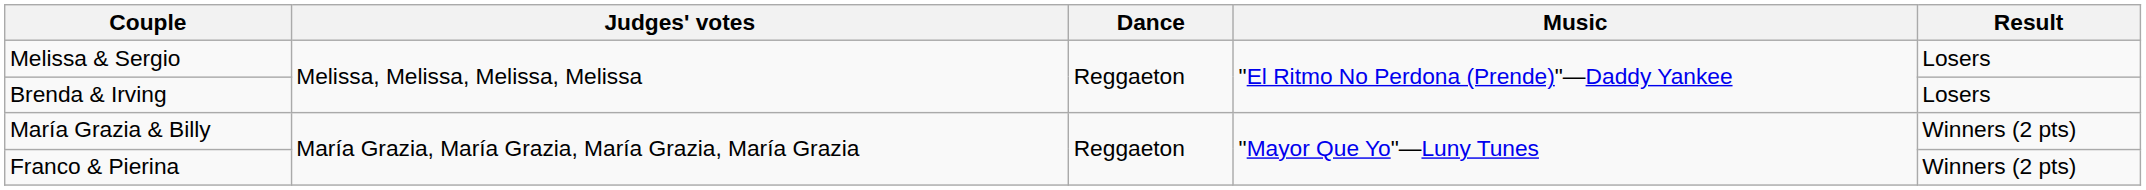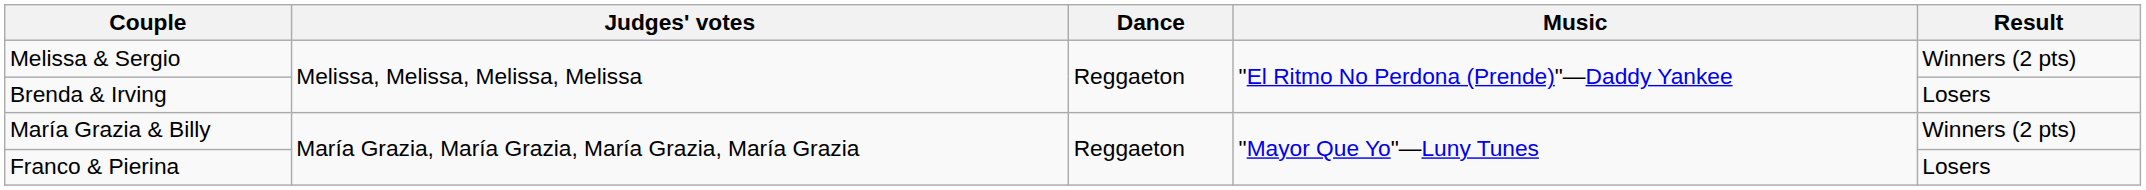(1956, 58) Losers -> (1999, 58) Winners (2 pts)
(1999, 166) Winners (2 pts) -> (1956, 166) Losers
